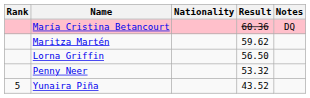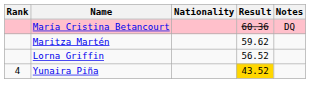(255, 56) 56.50 -> (255, 56) 56.52
- row: (60, 71)
(17, 86) 5 -> (17, 71) 4
(255, 86) no background -> (255, 71) gold background
